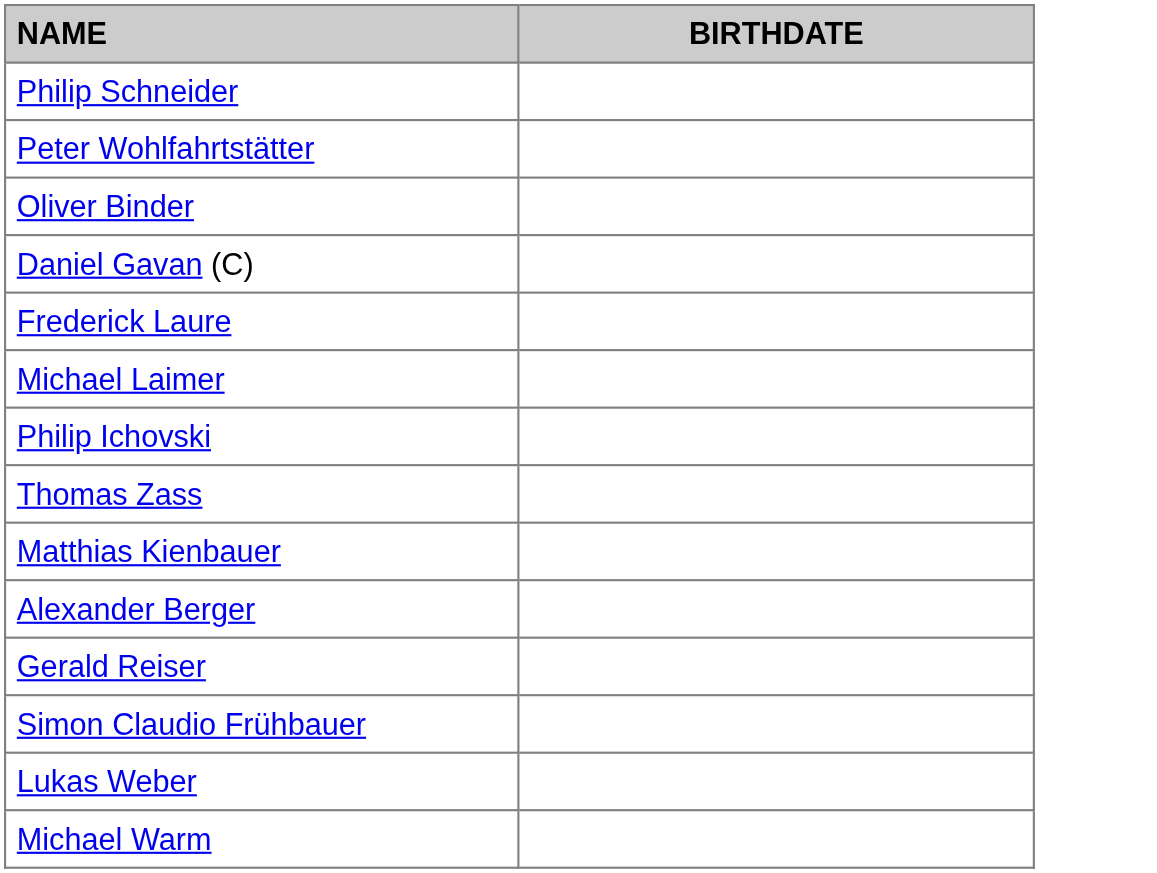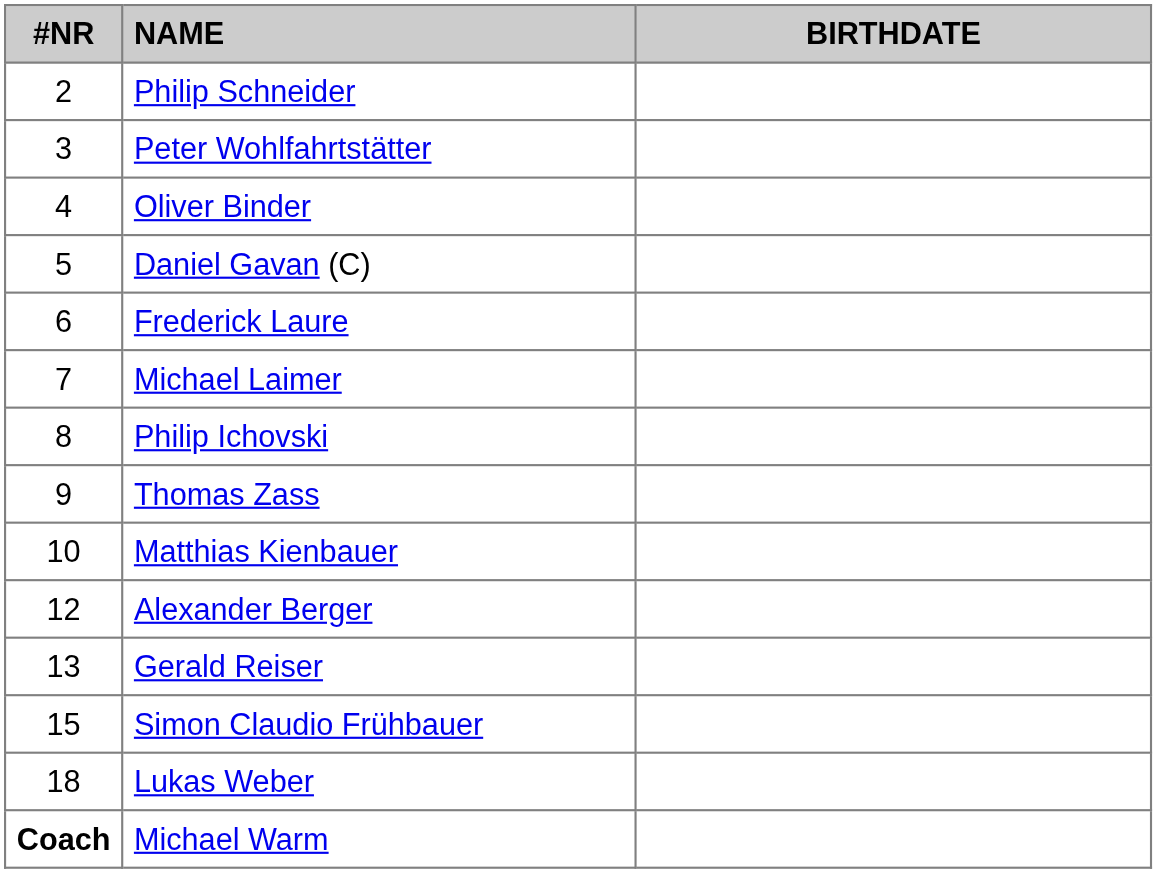+ column: (64, 34)
